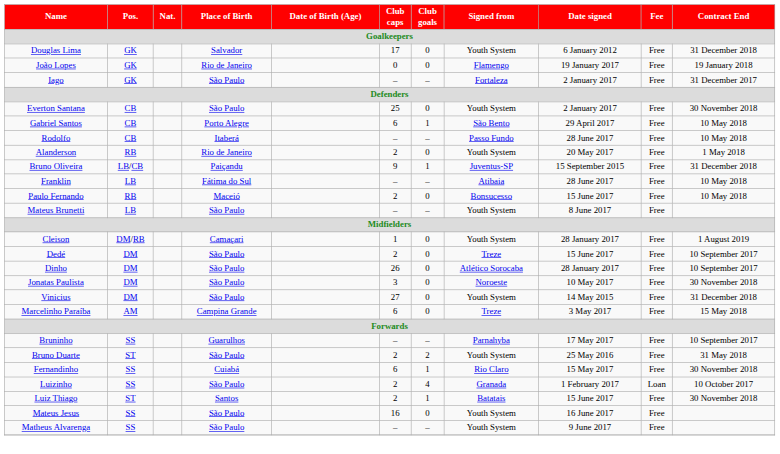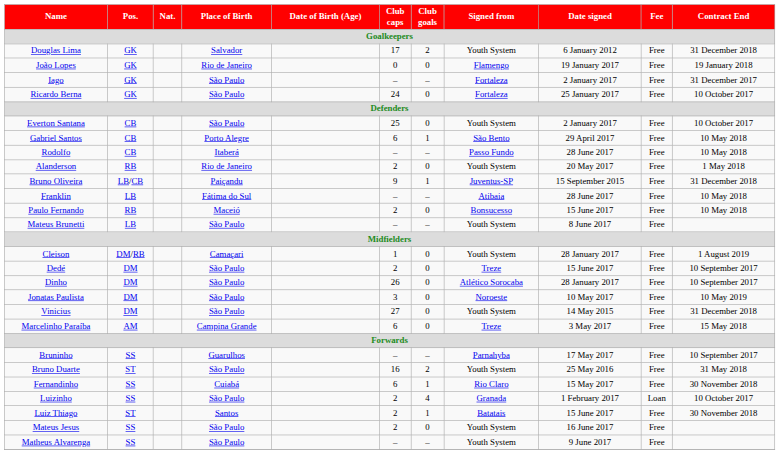(428, 51) 0 -> (428, 51) 2
+ row: (56, 94)
(724, 109) 30 November 2018 -> (724, 123) 10 October 2017
(724, 283) 30 November 2018 -> (724, 297) 10 May 2019
(395, 355) 2 -> (395, 370) 16
(395, 413) 16 -> (395, 428) 2
